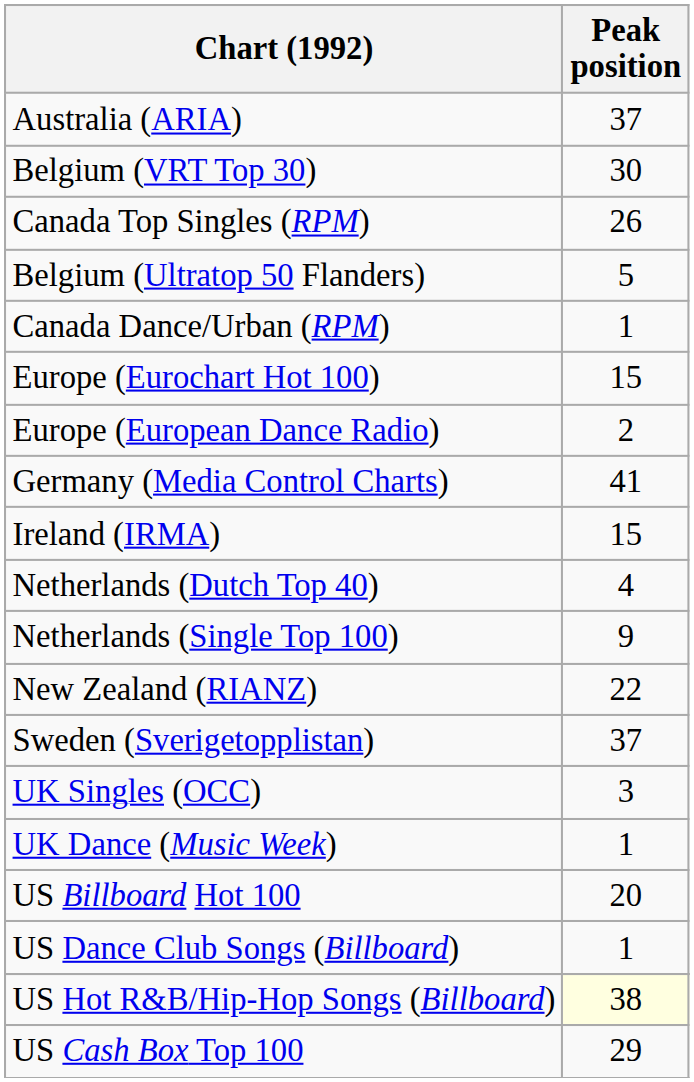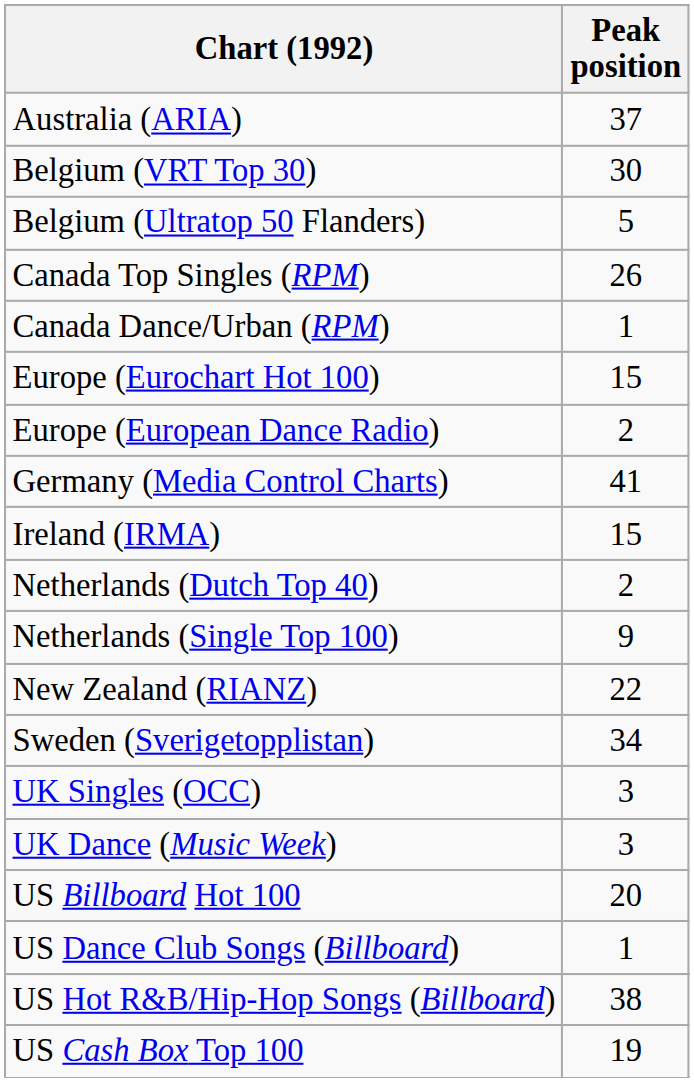rows swapped: (219, 274) <-> (191, 222)
(626, 584) 4 -> (626, 584) 2
(626, 740) 37 -> (626, 740) 34
(626, 843) 1 -> (626, 843) 3
(626, 998) lightyellow background -> (626, 998) no background
(626, 1050) 29 -> (626, 1050) 19
